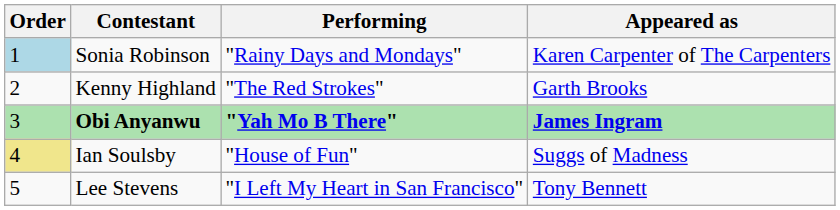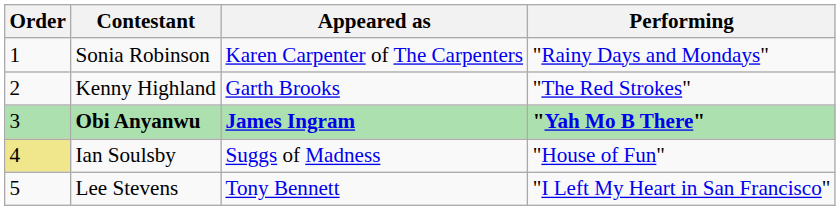columns swapped: (682, 21) <-> (374, 21)
(15, 54) lightblue background -> (15, 54) no background
